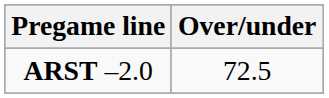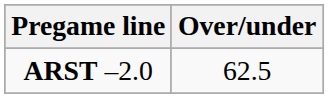(247, 70) 72.5 -> (247, 70) 62.5
